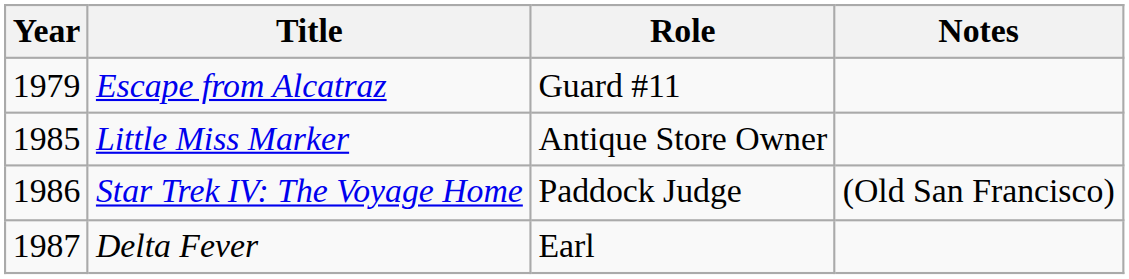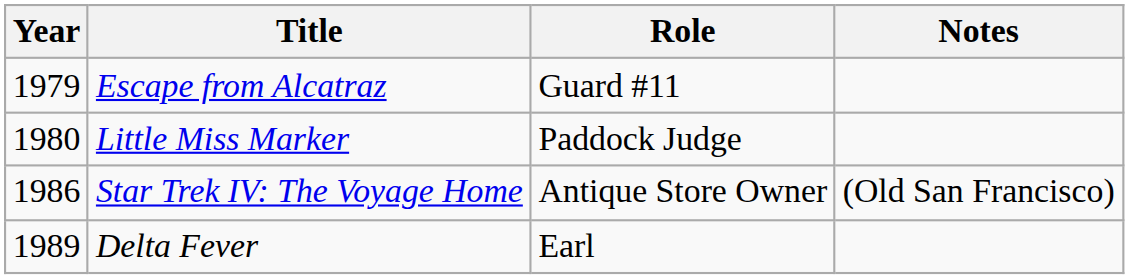(47, 138) 1985 -> (47, 138) 1980
(683, 138) Antique Store Owner -> (640, 138) Paddock Judge
(640, 191) Paddock Judge -> (683, 191) Antique Store Owner
(47, 245) 1987 -> (47, 245) 1989
